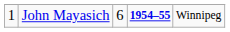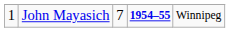(120, 16) 6 -> (120, 16) 7
